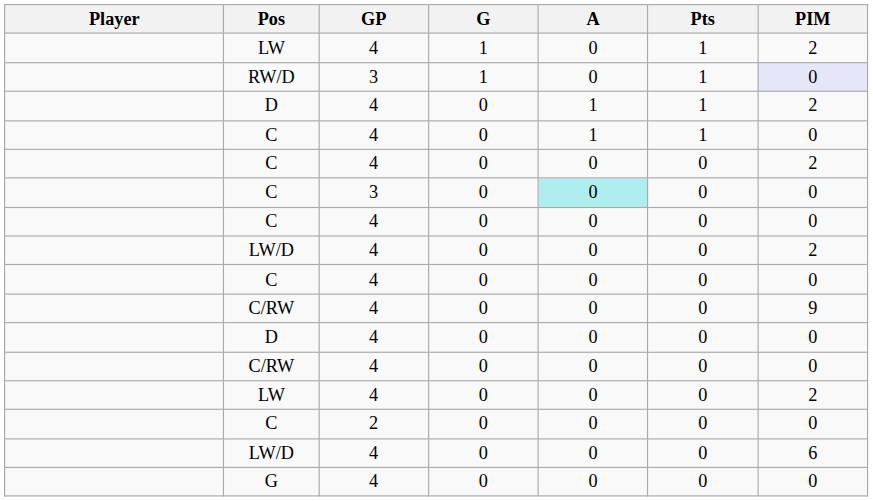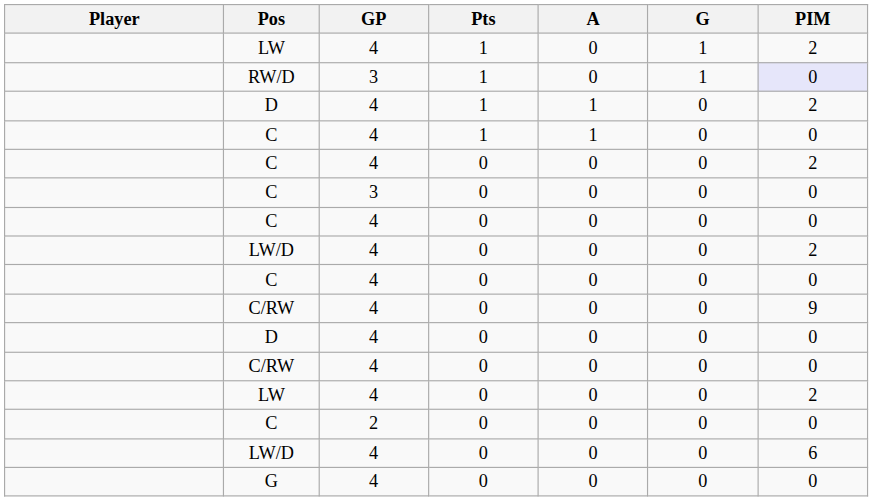columns swapped: (483, 18) <-> (703, 18)
(593, 192) paleturquoise background -> (593, 192) no background
